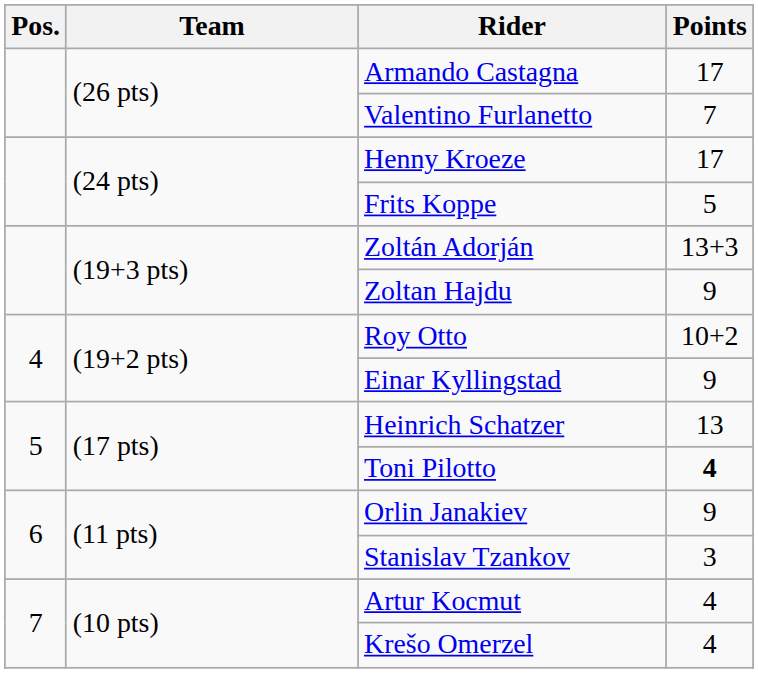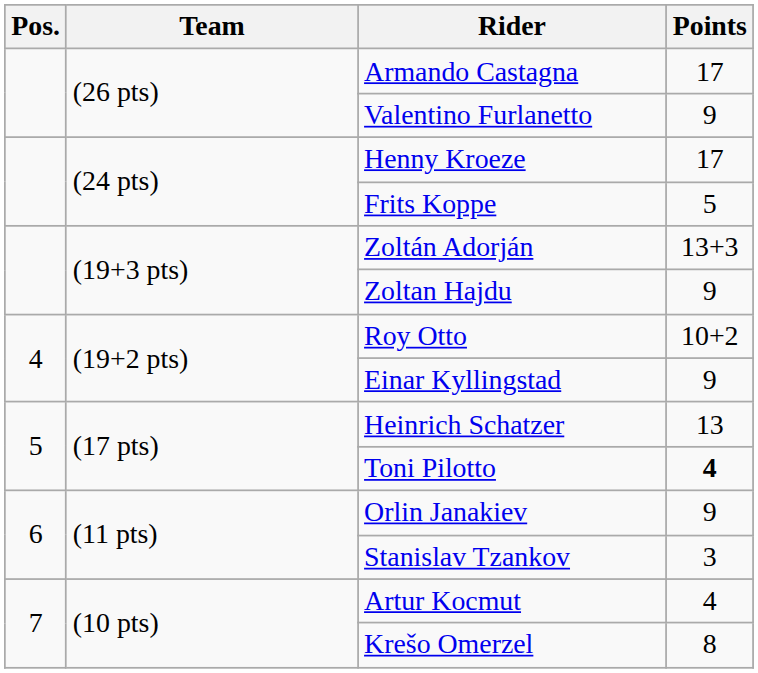(710, 114) 7 -> (710, 114) 9
(710, 644) 4 -> (710, 644) 8
